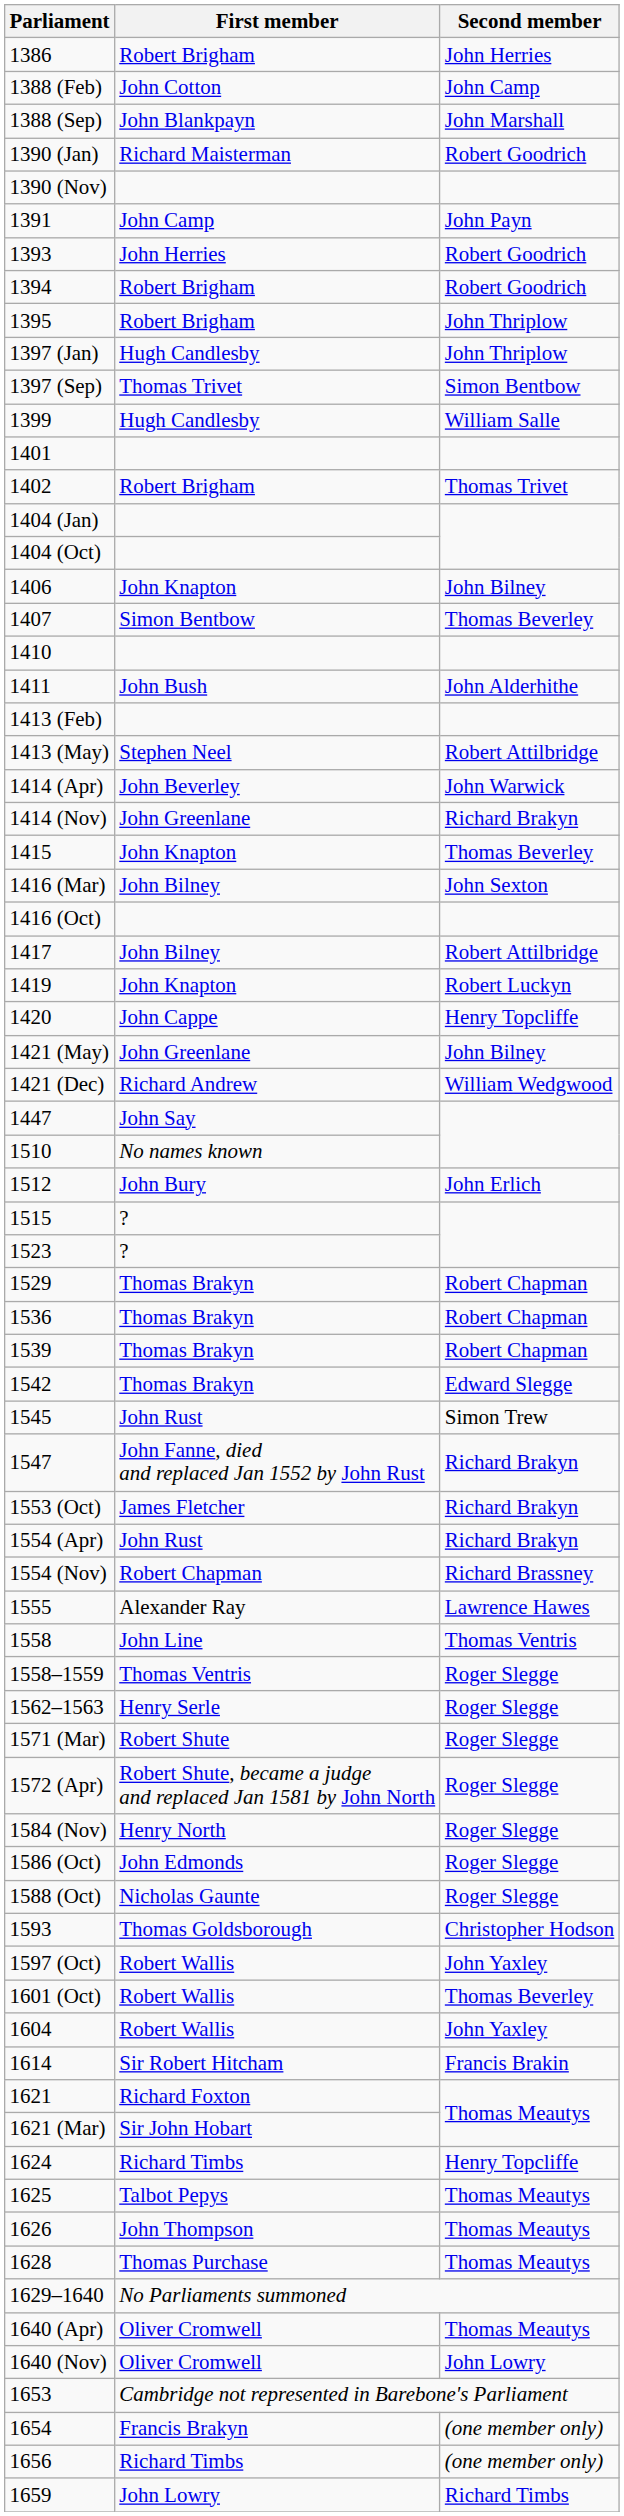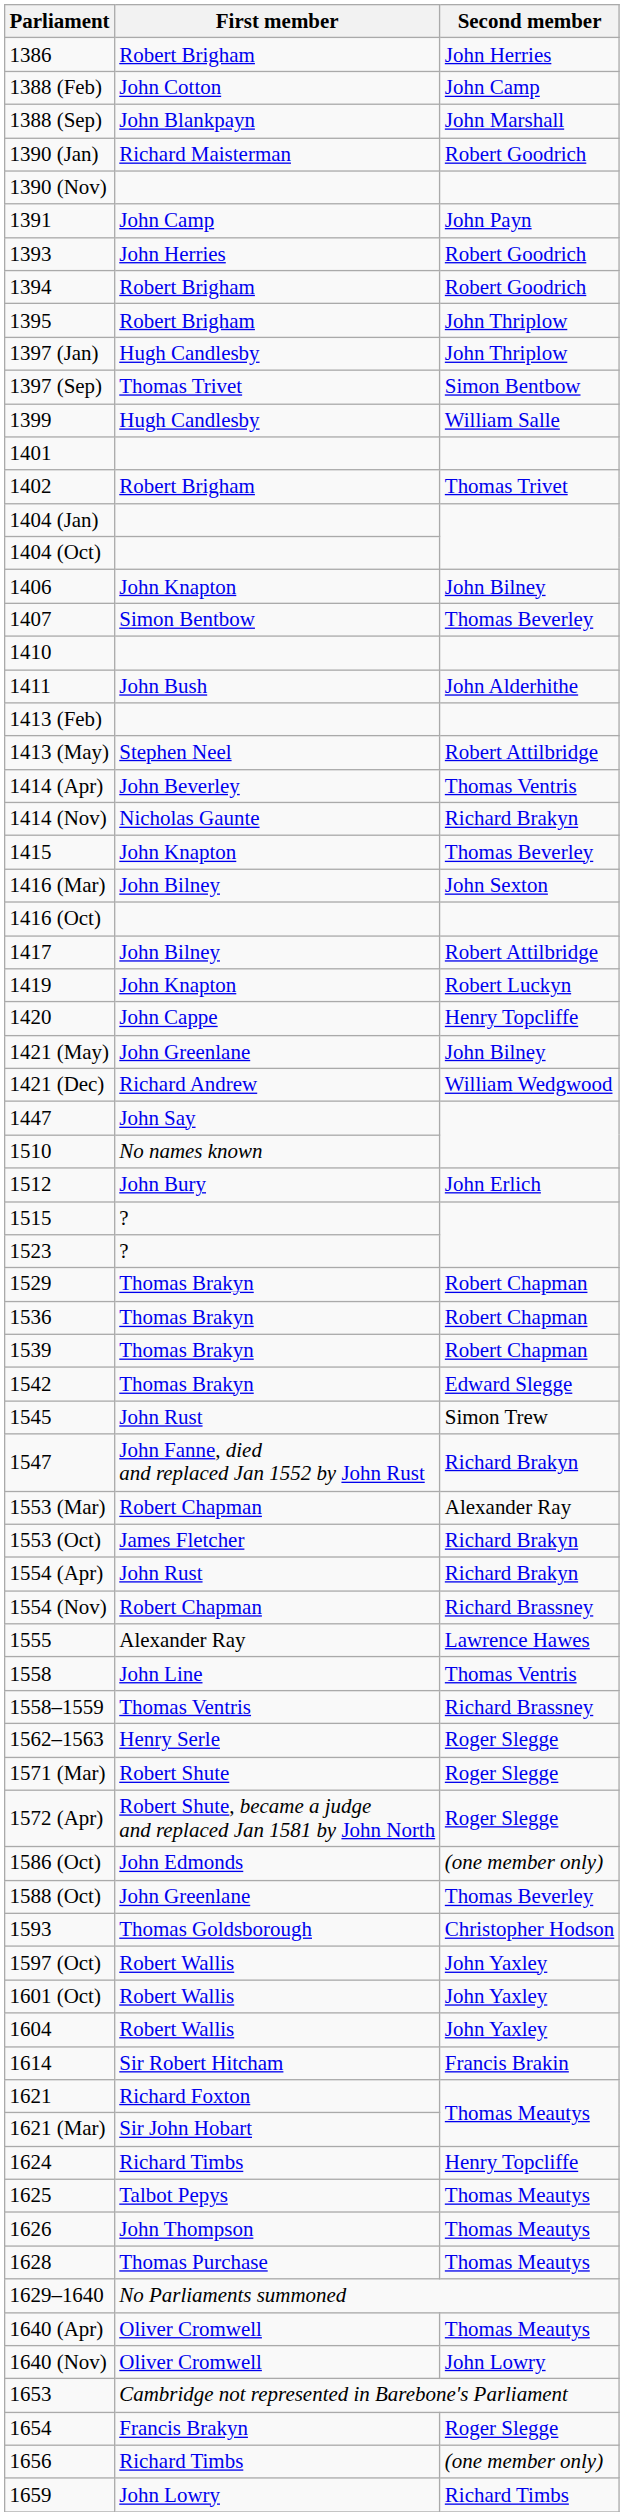(505, 785) John Warwick -> (511, 785) Thomas Ventris
(185, 818) John Greenlane -> (189, 818) Nicholas Gaunte
+ row: (58, 1507)
(502, 1673) Roger Slegge -> (519, 1706) Richard Brassney
- row: (58, 1830)
(502, 1863) Roger Slegge -> (524, 1863) (one member only)
(189, 1896) Nicholas Gaunte -> (185, 1896) John Greenlane
(502, 1896) Roger Slegge -> (519, 1896) Thomas Beverley
(519, 1996) Thomas Beverley -> (496, 1996) John Yaxley
(524, 2428) (one member only) -> (502, 2428) Roger Slegge
